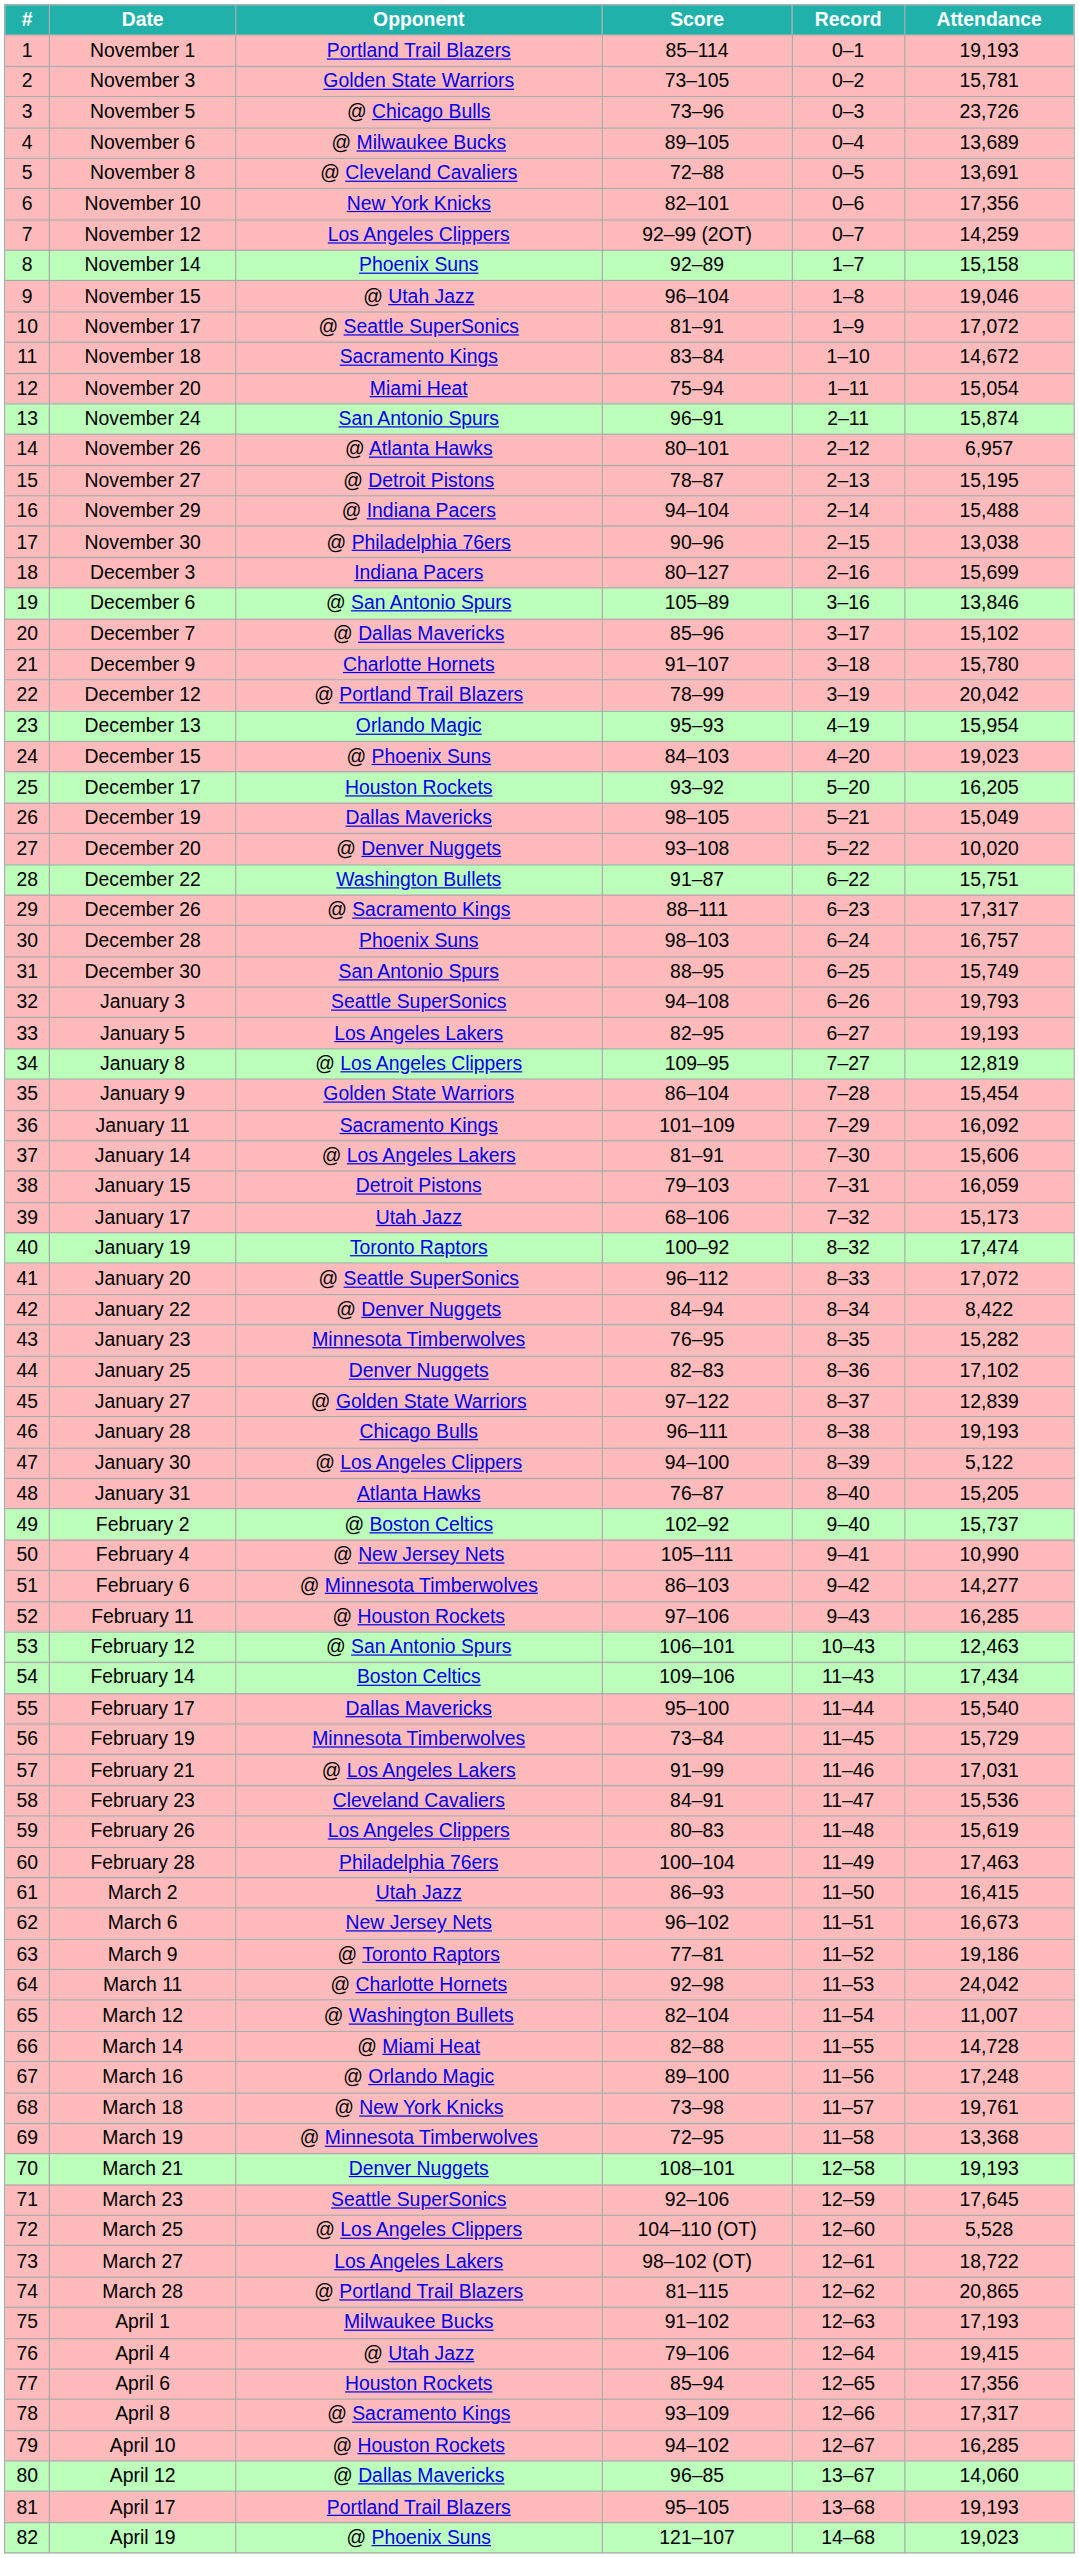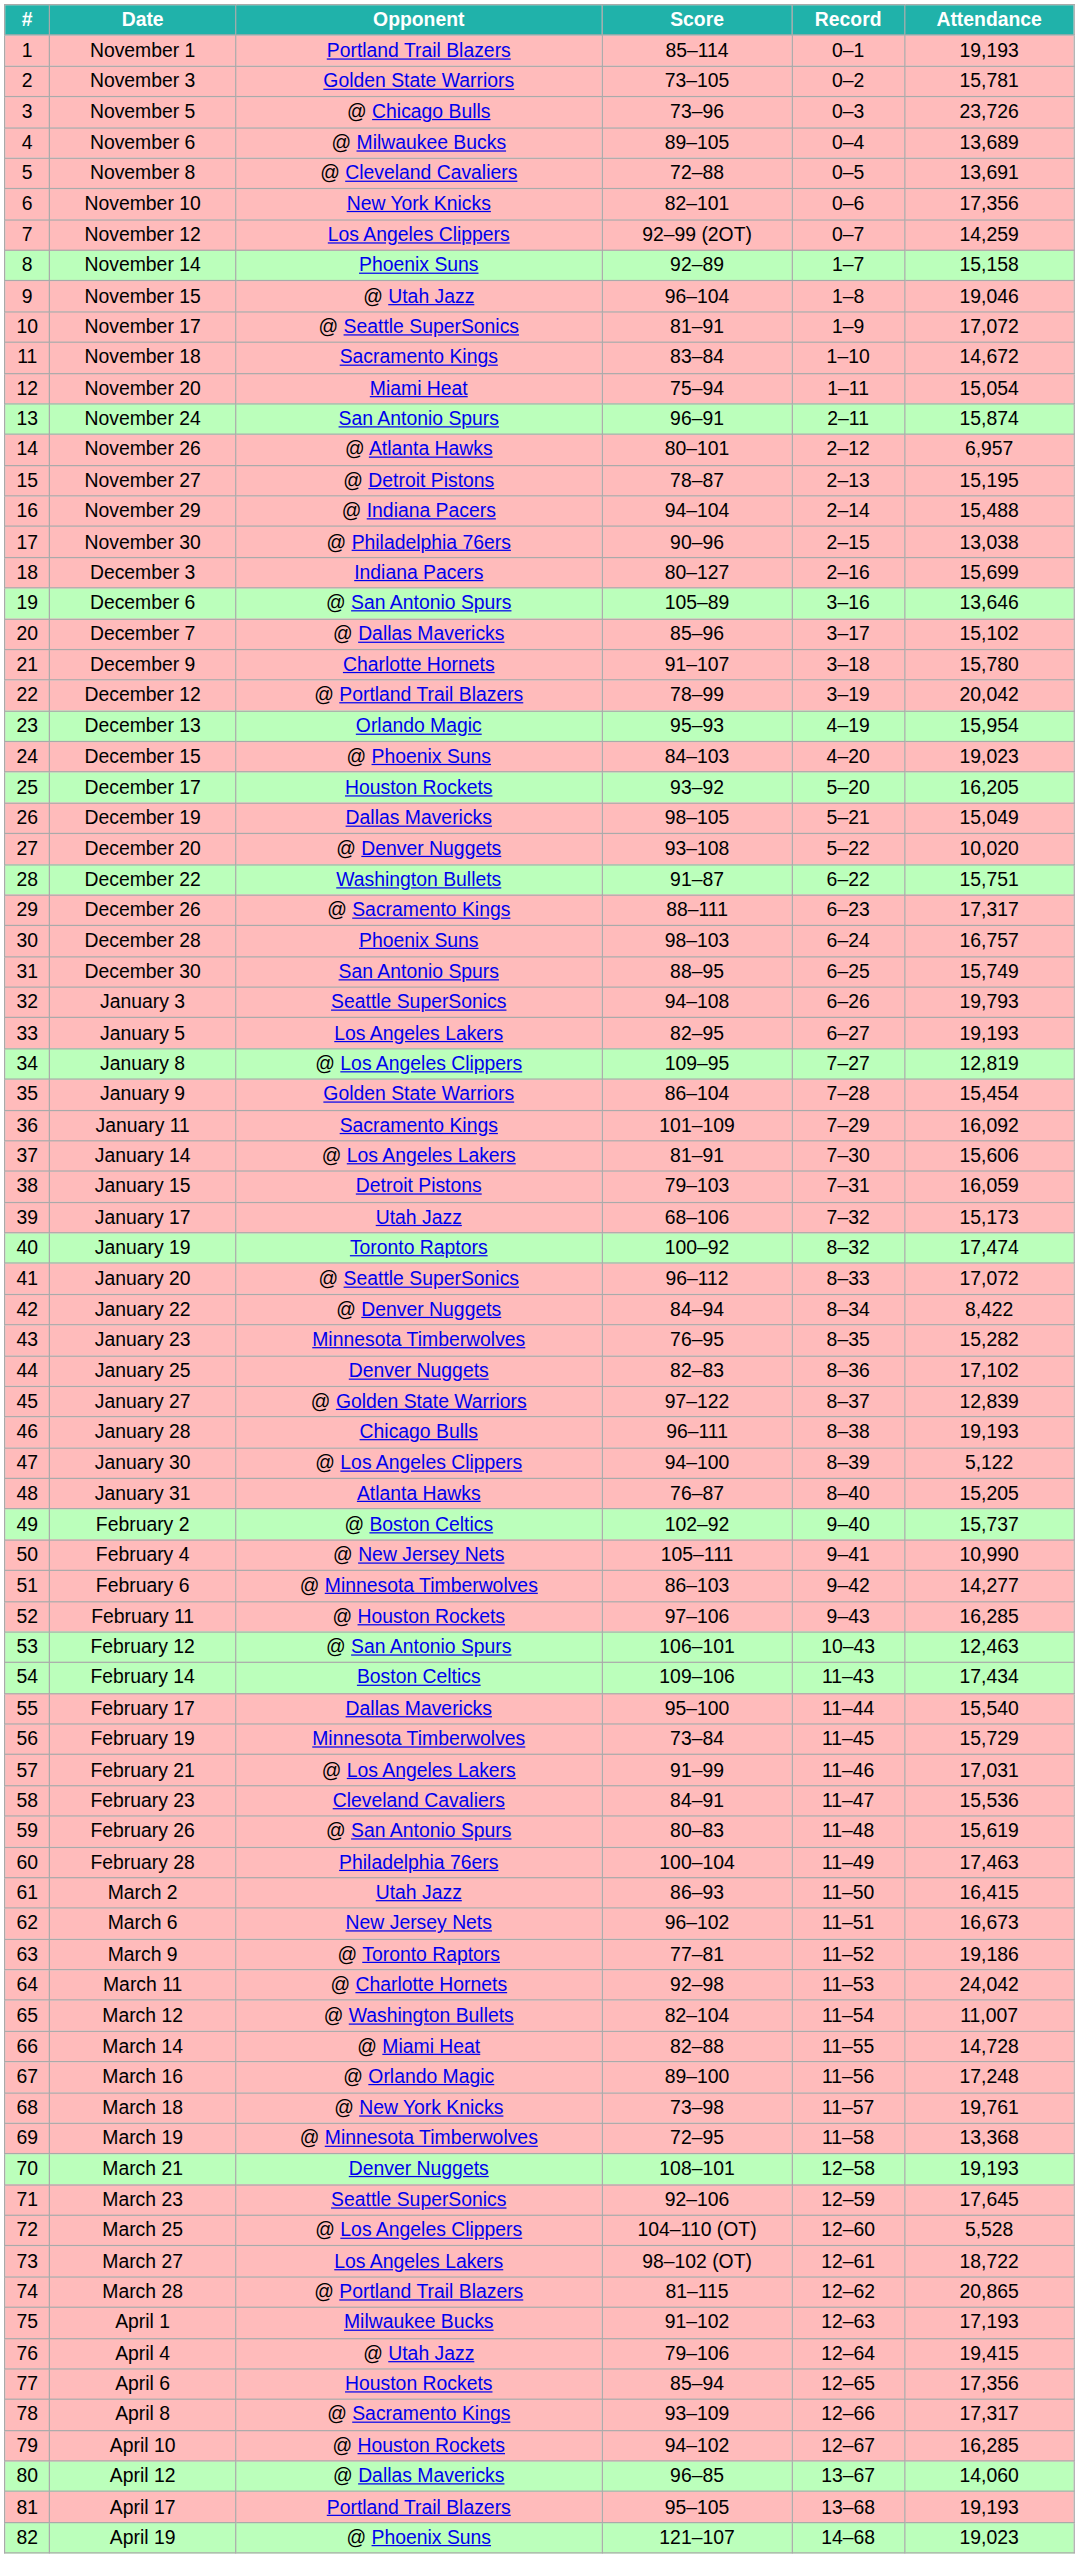(989, 603) 13,846 -> (989, 603) 13,646
(419, 1831) Los Angeles Clippers -> (419, 1831) @ San Antonio Spurs
